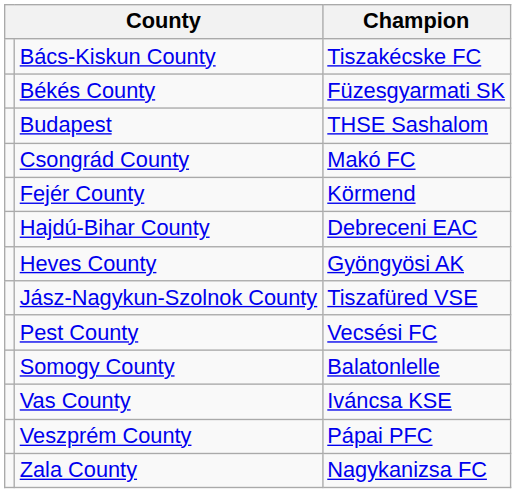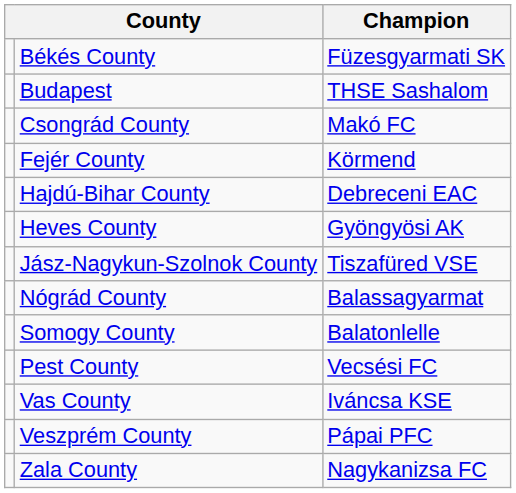- row: (118, 56)
+ row: (93, 297)
rows swapped: (97, 366) <-> (79, 332)
